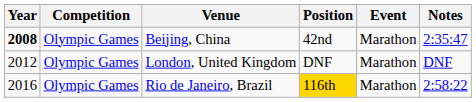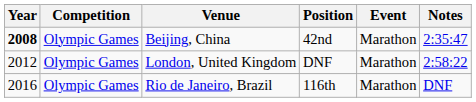(438, 62) DNF -> (445, 62) 2:58:22
(319, 85) gold background -> (319, 85) no background
(445, 85) 2:58:22 -> (438, 85) DNF
